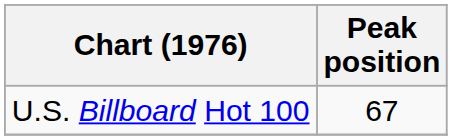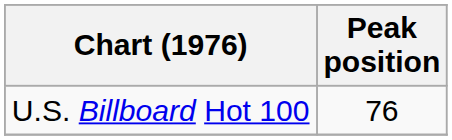(382, 109) 67 -> (382, 109) 76
